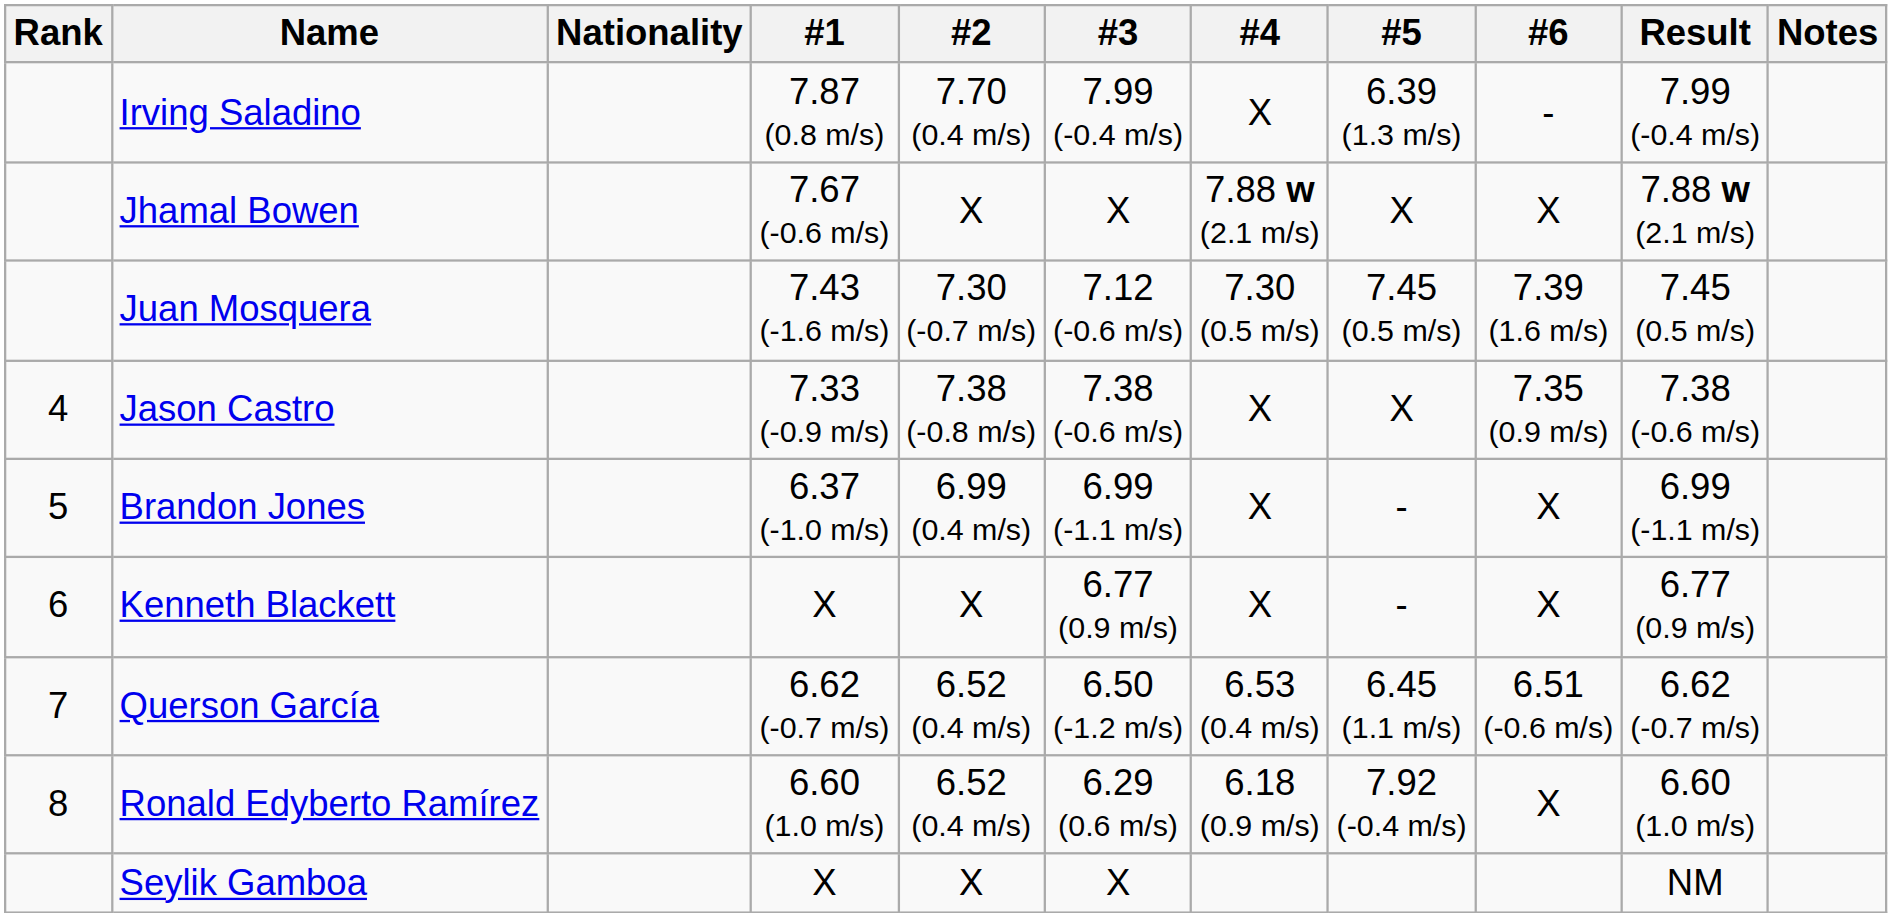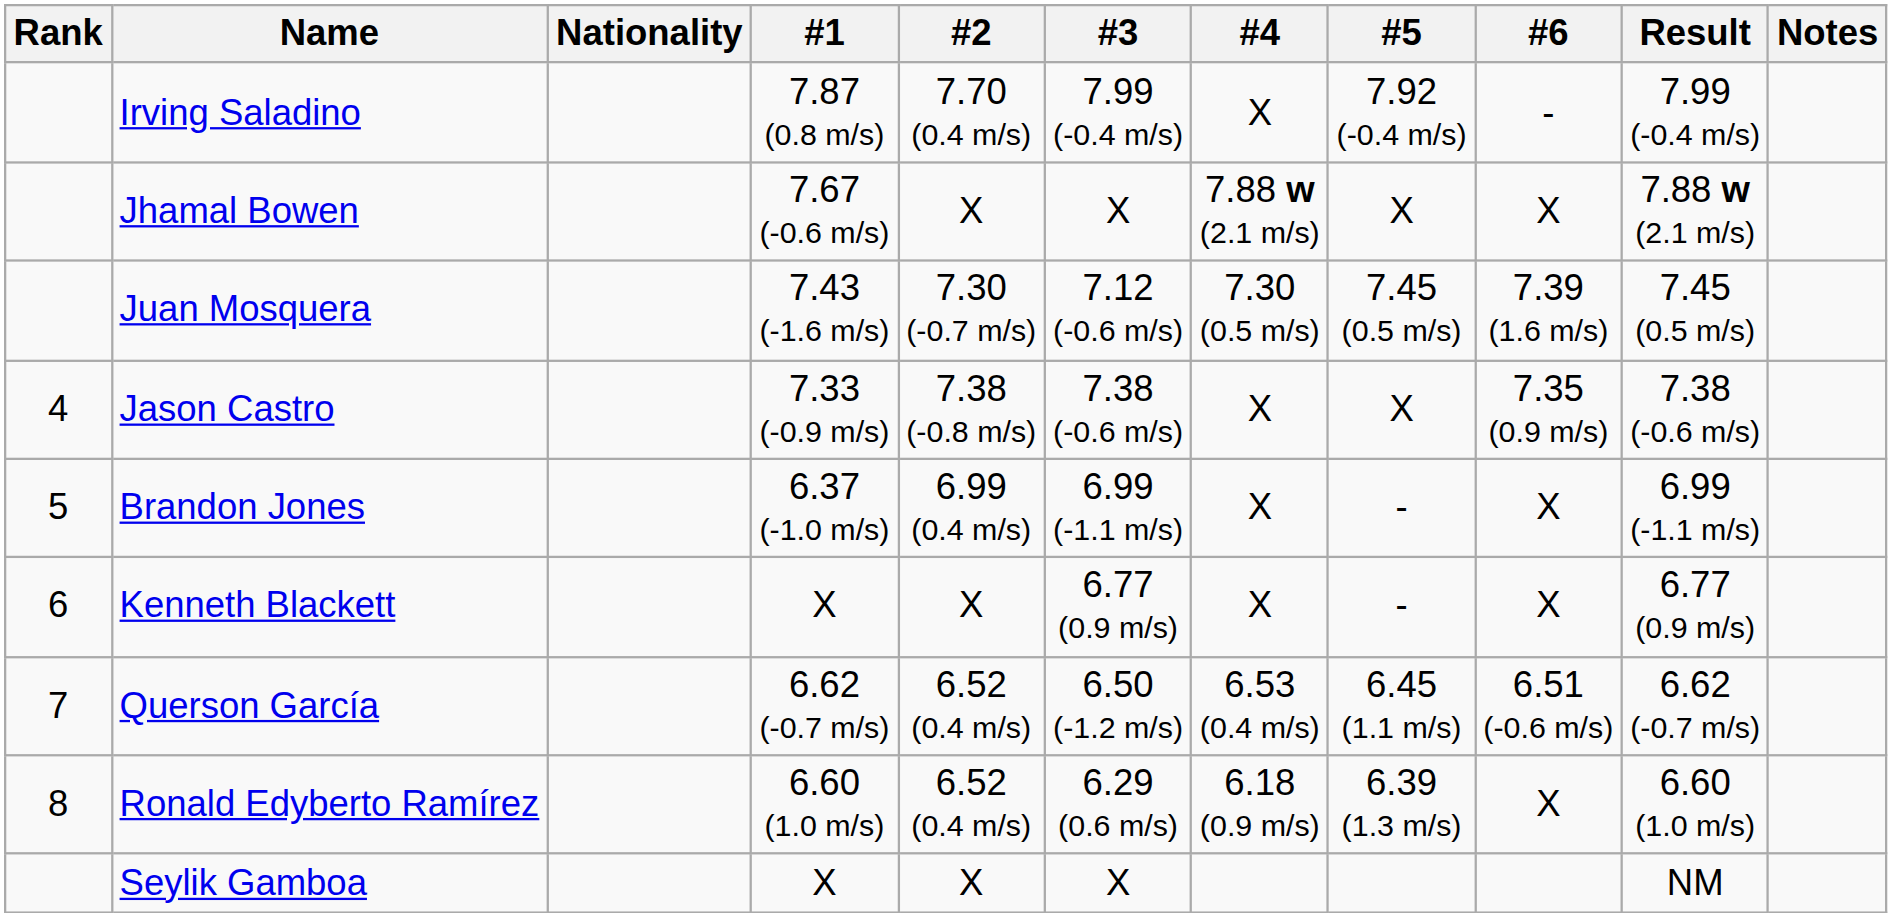(1402, 111) 6.39 (1.3 m/s) -> (1402, 111) 7.92 (-0.4 m/s)
(1402, 804) 7.92 (-0.4 m/s) -> (1402, 804) 6.39 (1.3 m/s)
